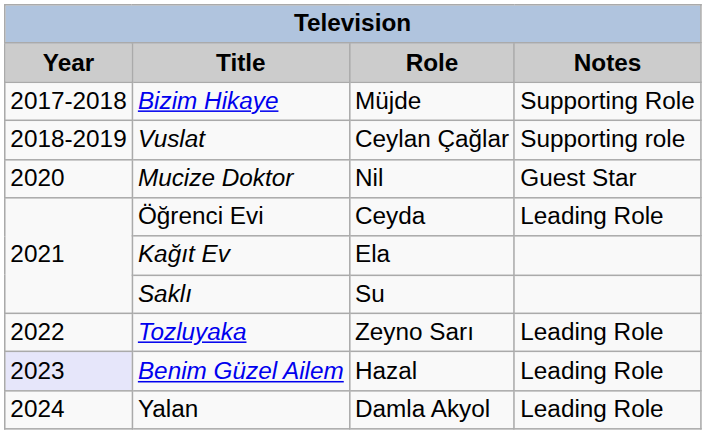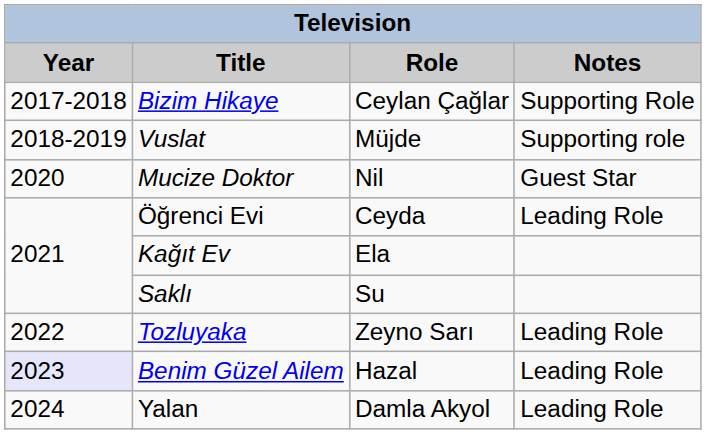(388, 100) Müjde -> (432, 100) Ceylan Çağlar
(432, 139) Ceylan Çağlar -> (388, 139) Müjde
